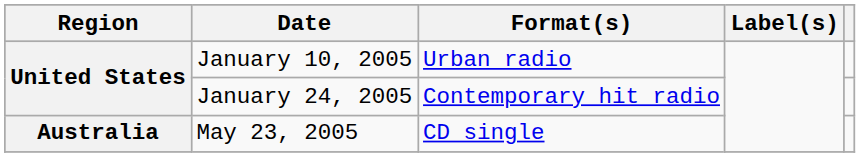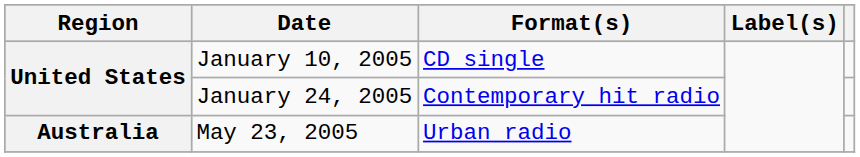(497, 60) Urban radio -> (484, 60) CD single
(484, 133) CD single -> (497, 133) Urban radio
